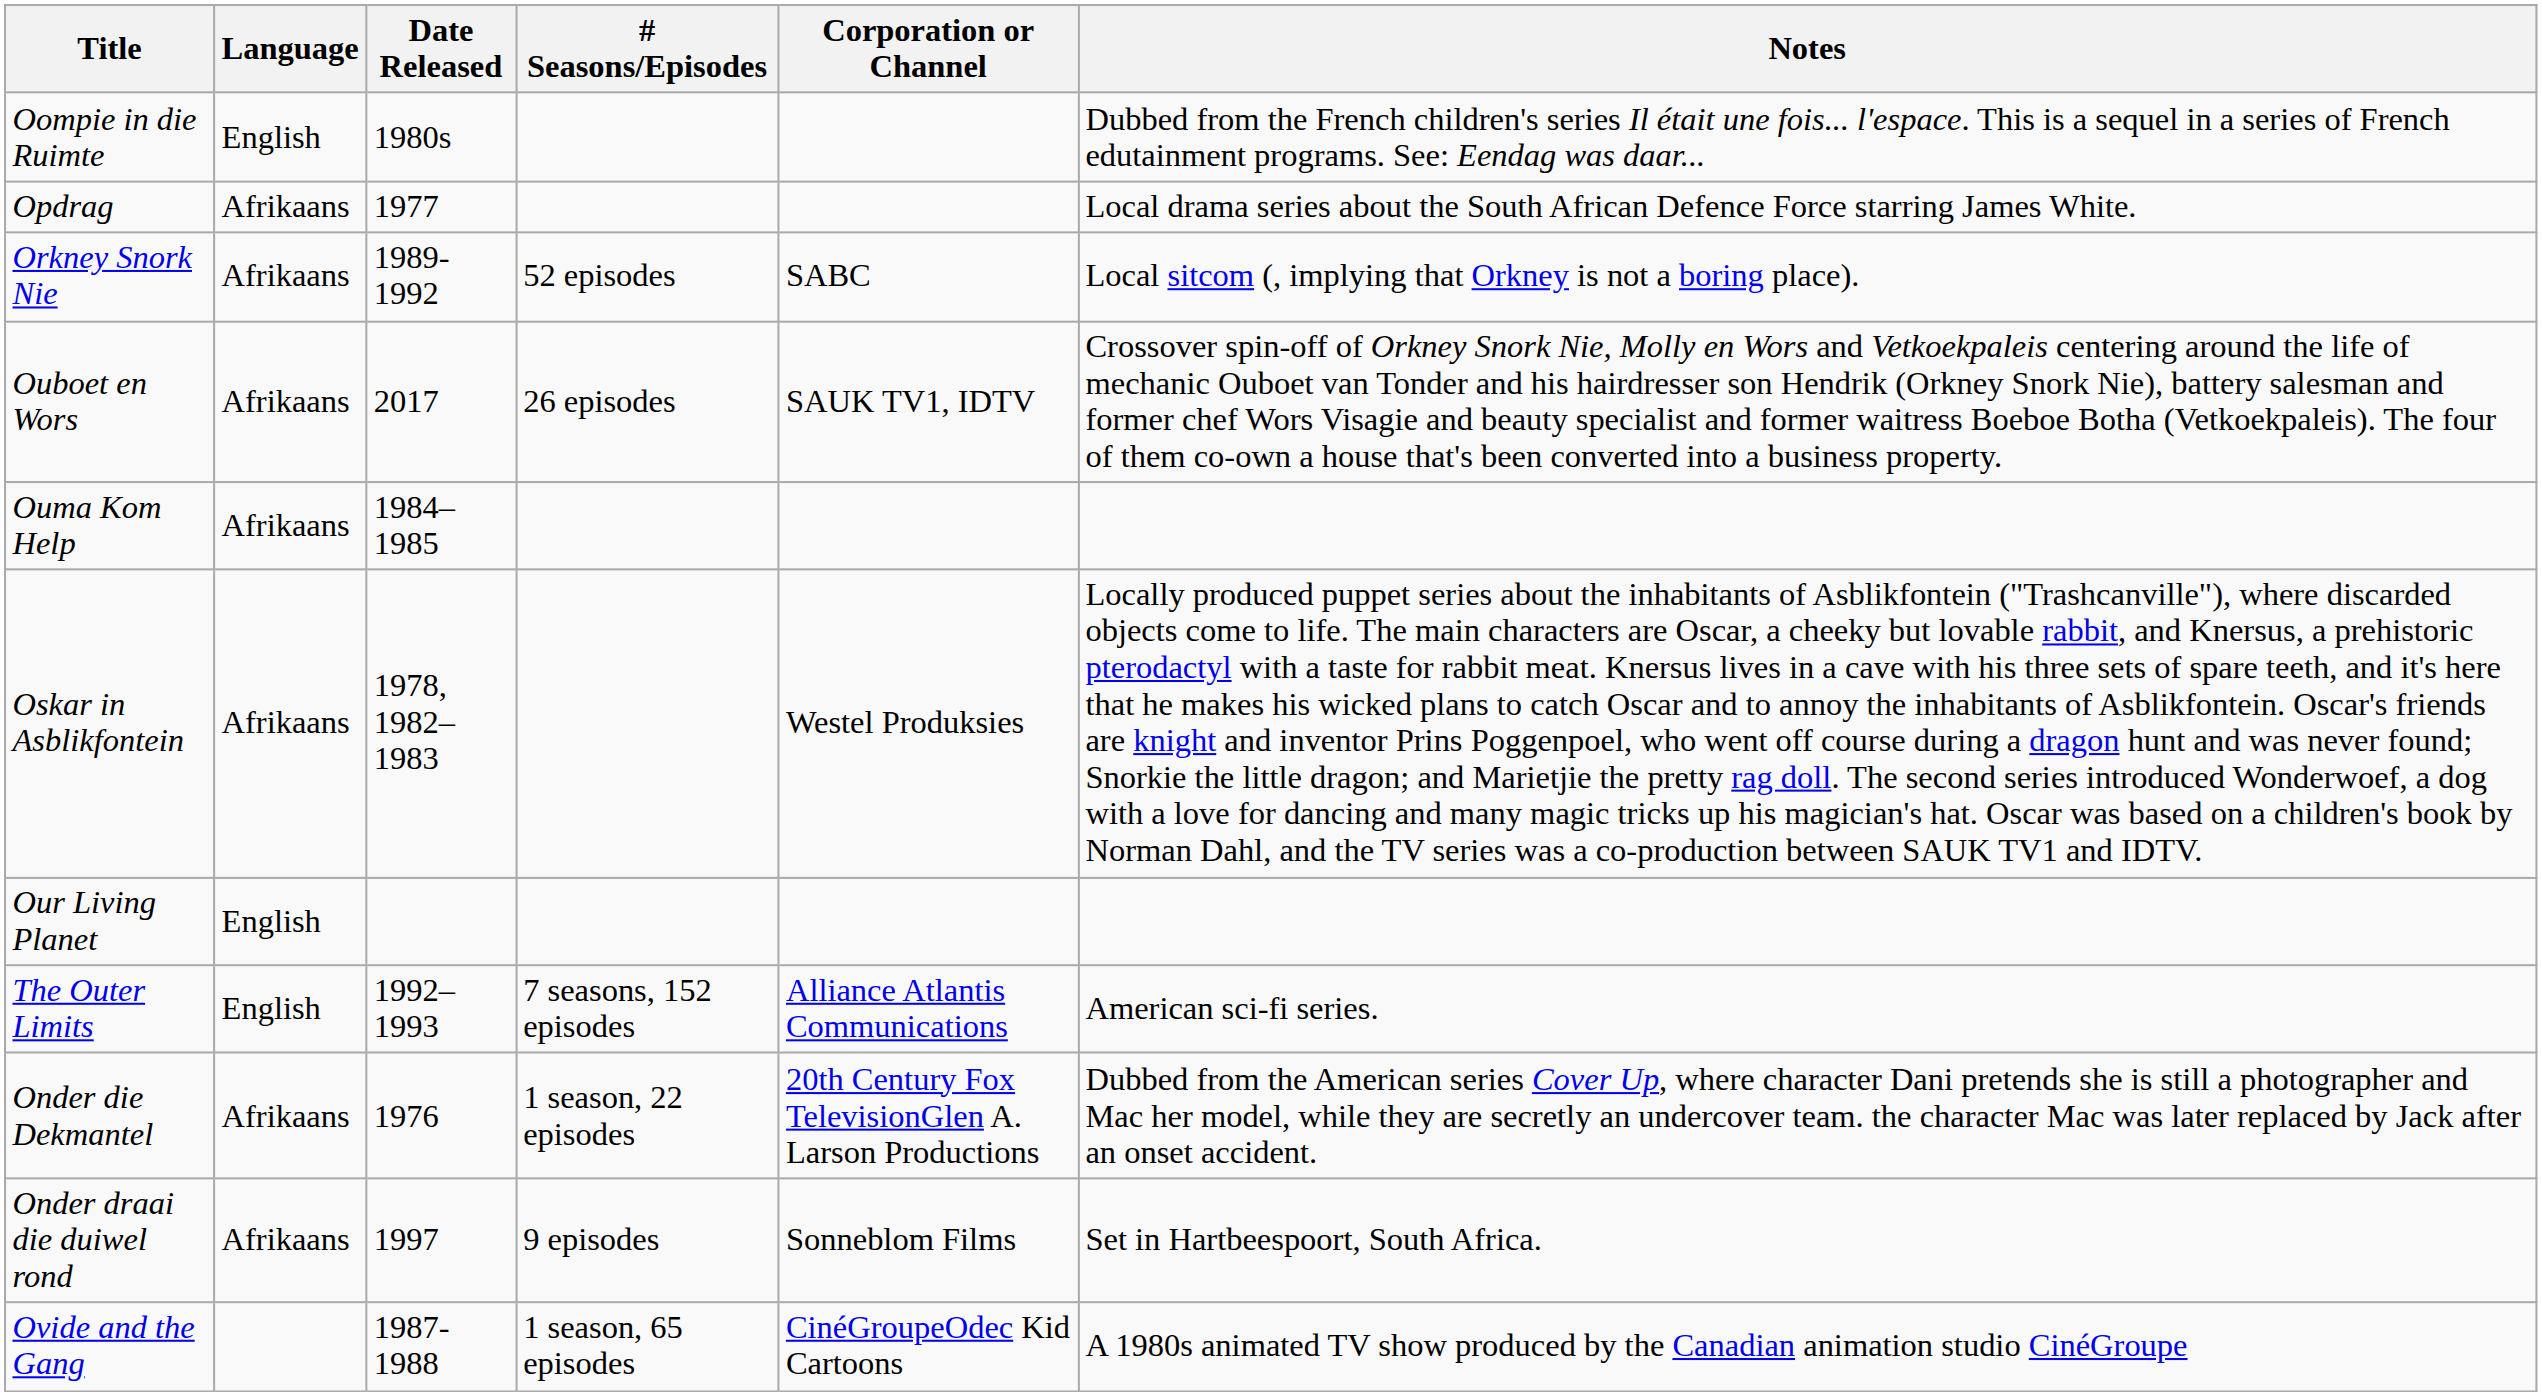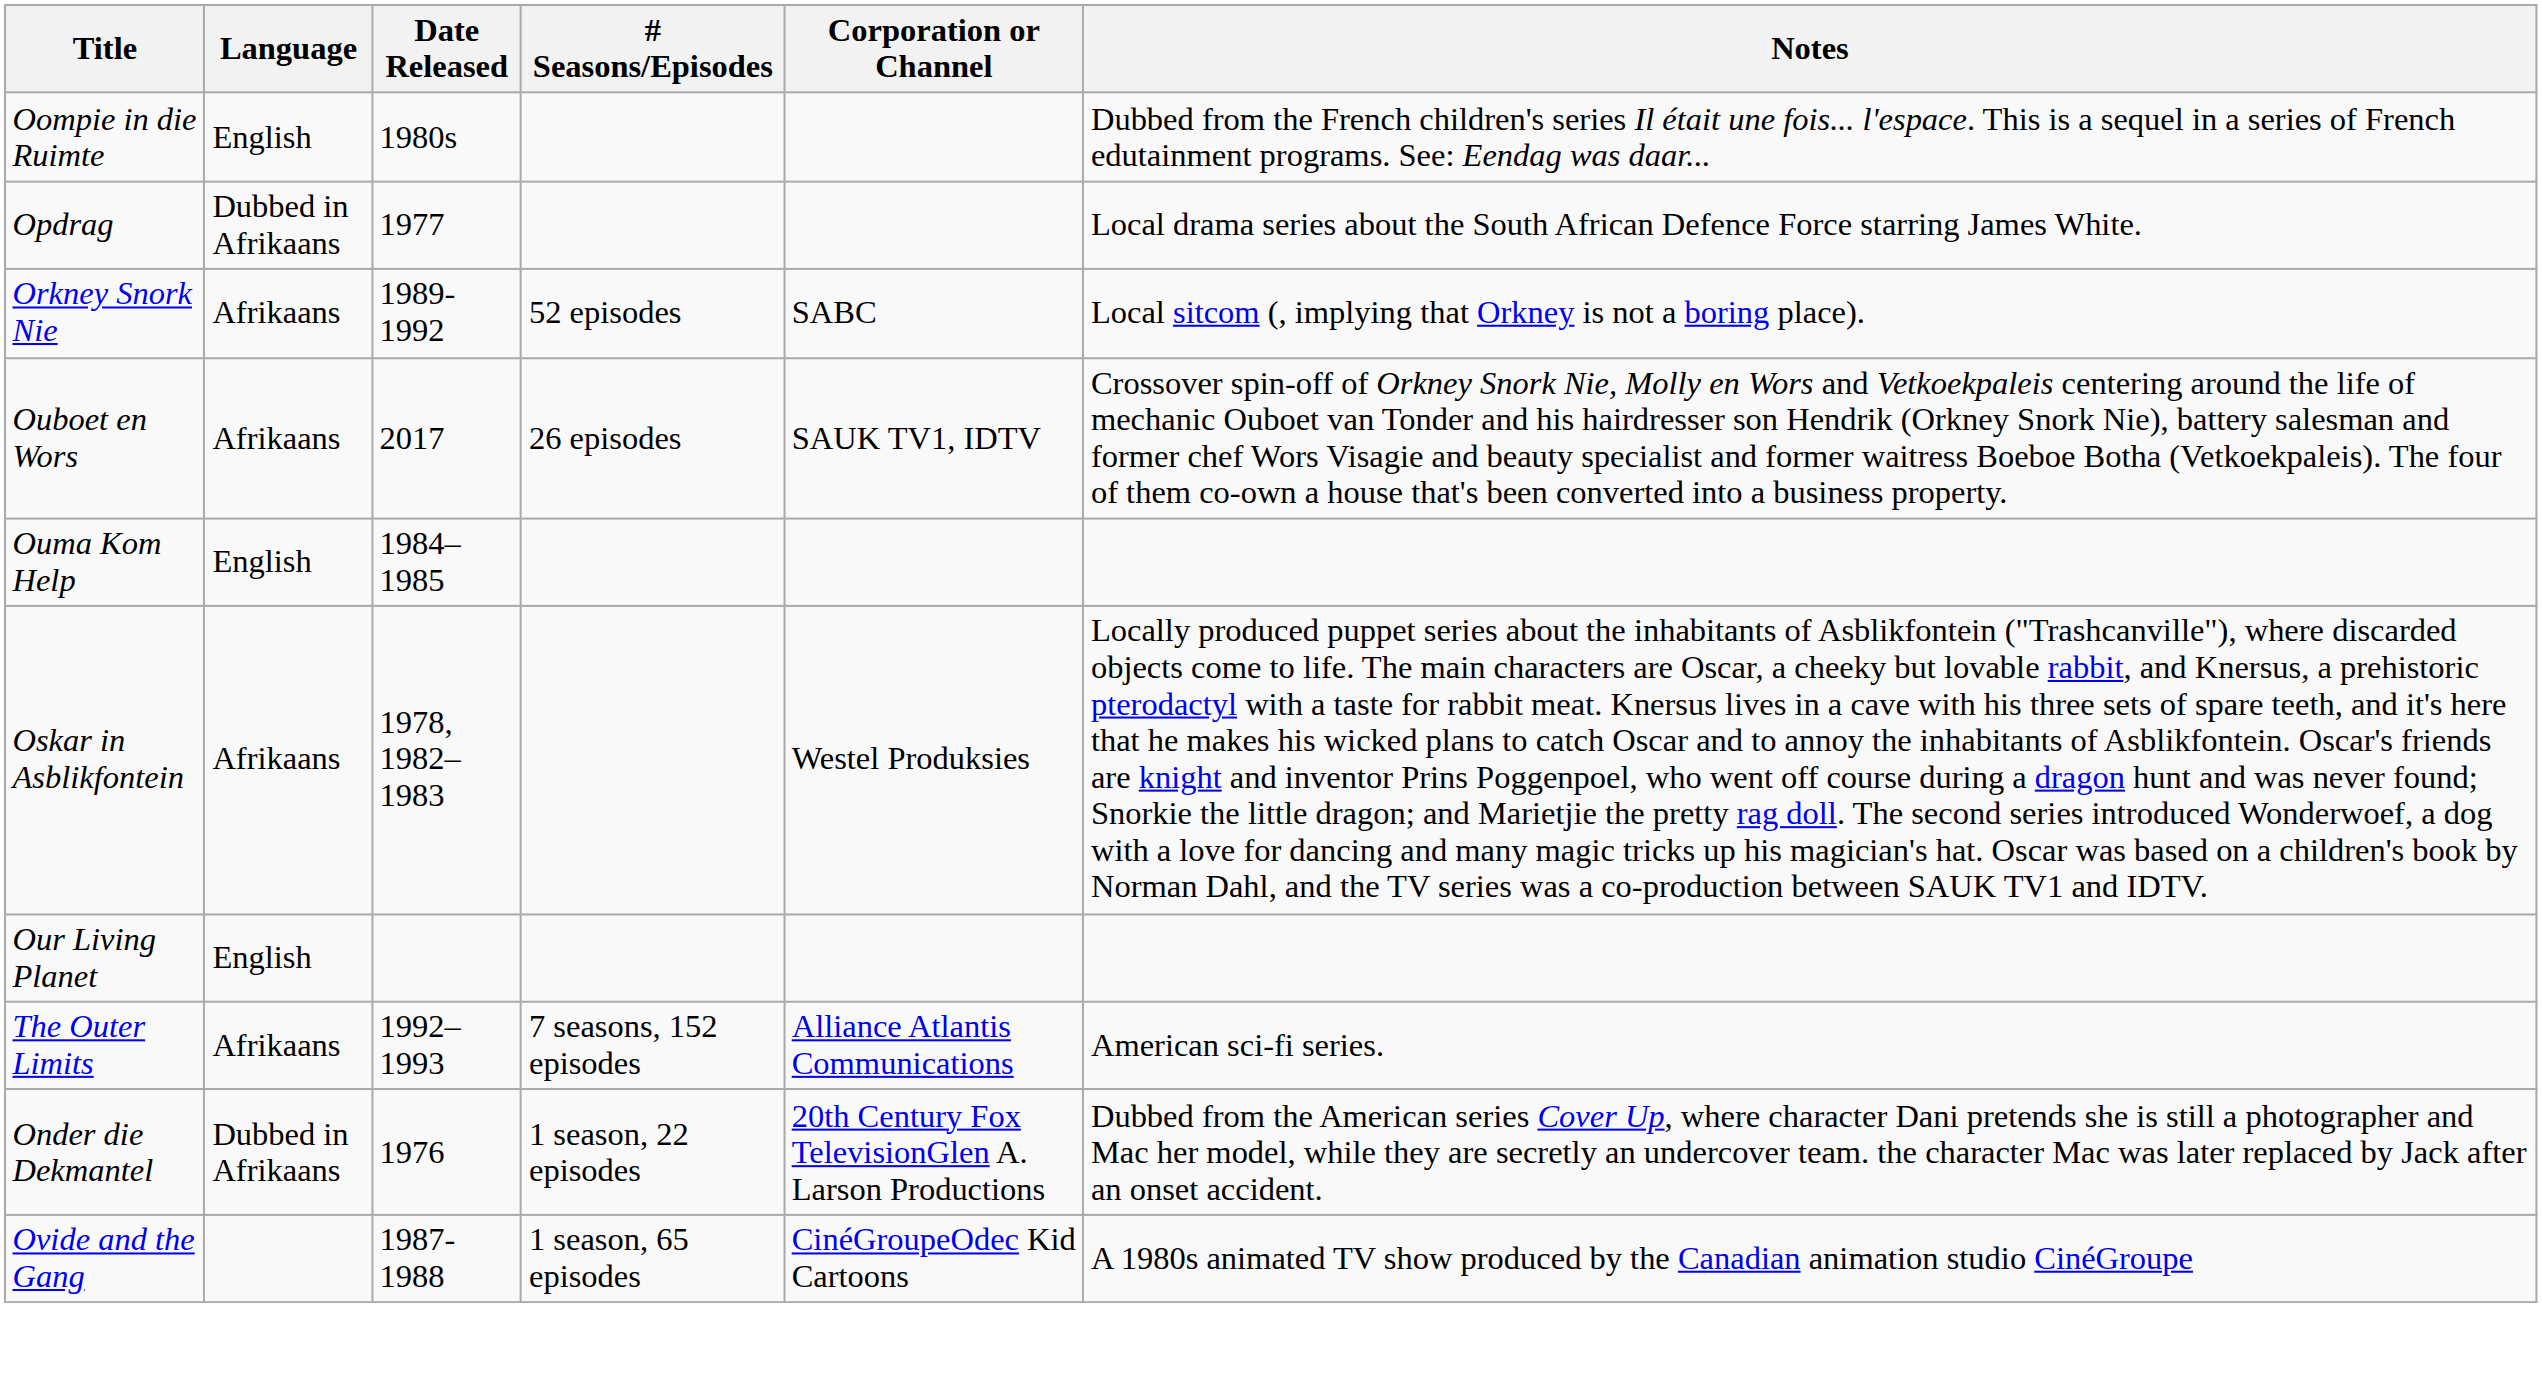(286, 206) Afrikaans -> (281, 224) Dubbed in Afrikaans
(286, 525) Afrikaans -> (262, 561) English
(271, 1008) English -> (276, 1045) Afrikaans
(286, 1115) Afrikaans -> (281, 1151) Dubbed in Afrikaans
- row: (93, 1239)
